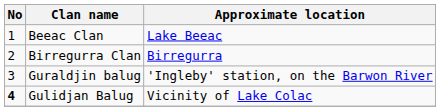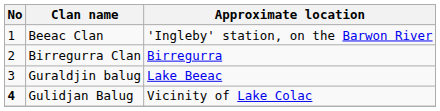(185, 35) Lake Beeac -> (290, 35) 'Ingleby' station, on the Barwon River
(290, 76) 'Ingleby' station, on the Barwon River -> (185, 76) Lake Beeac
